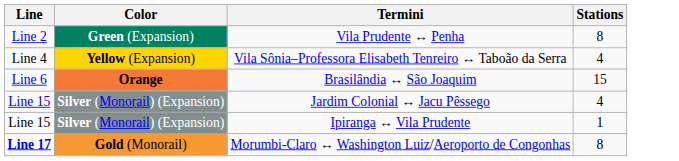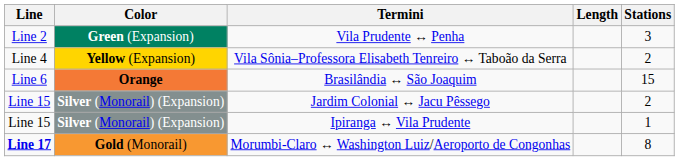+ column: (597, 15)
(600, 36) 8 -> (648, 36) 3
(600, 58) 4 -> (648, 58) 2
(600, 101) 4 -> (648, 101) 2
